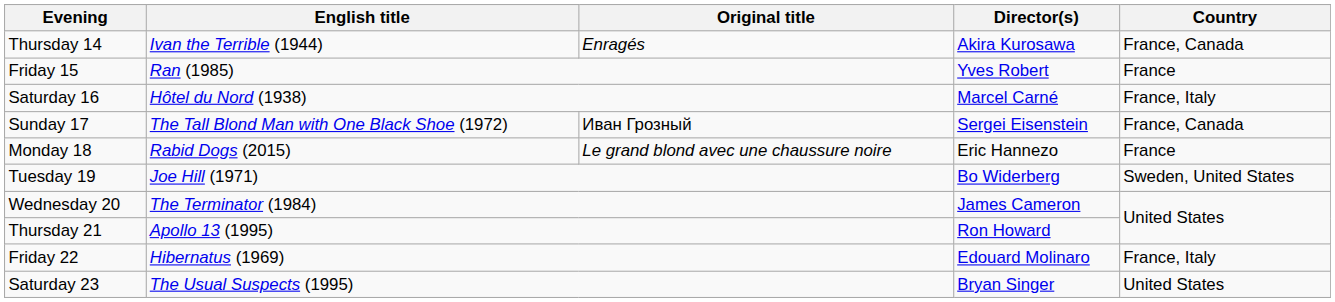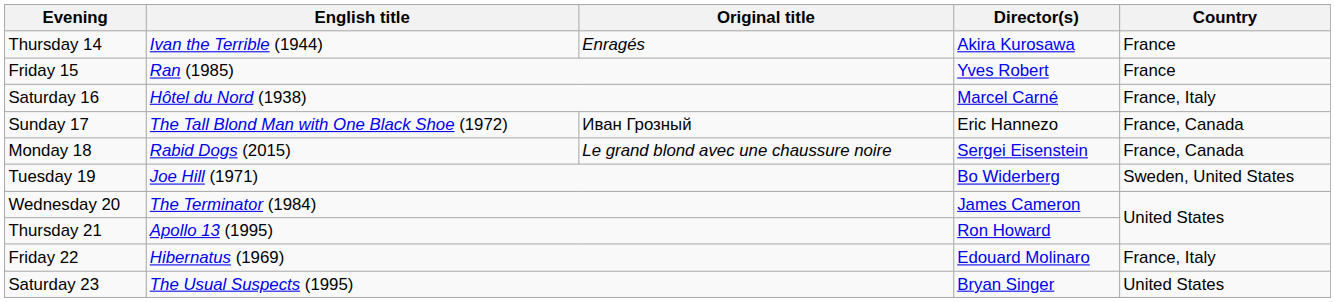(1183, 44) France, Canada -> (1149, 44) France
(1023, 124) Sergei Eisenstein -> (1008, 124) Eric Hannezo
(1008, 151) Eric Hannezo -> (1023, 151) Sergei Eisenstein
(1149, 151) France -> (1183, 151) France, Canada
